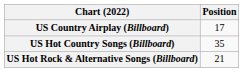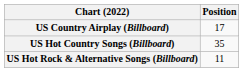(219, 59) 21 -> (219, 59) 11
